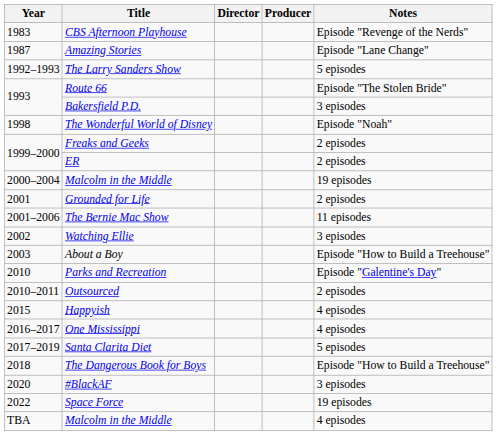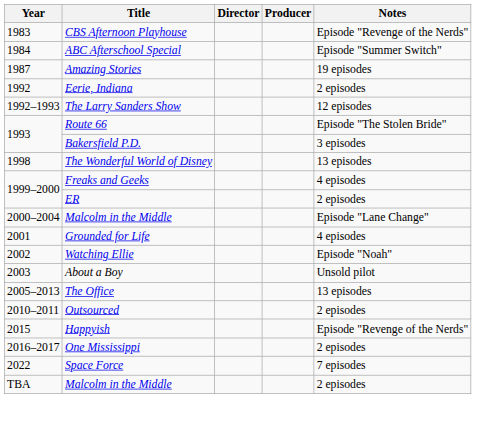+ row: (19, 50)
(373, 50) Episode "Lane Change" -> (344, 69) 19 episodes
+ row: (19, 87)
(341, 69) 5 episodes -> (344, 106) 12 episodes
(354, 124) Episode "Noah" -> (344, 161) 13 episodes
(341, 143) 2 episodes -> (341, 180) 4 episodes
(344, 180) 19 episodes -> (373, 217) Episode "Lane Change"
(341, 198) 2 episodes -> (341, 236) 4 episodes
- row: (33, 217)
(341, 236) 3 episodes -> (354, 254) Episode "Noah"
(403, 254) Episode "How to Build a Treehouse" -> (346, 273) Unsold pilot
+ row: (33, 291)
- row: (19, 273)
(341, 310) 4 episodes -> (392, 328) Episode "Revenge of the Nerds"
(341, 328) 4 episodes -> (341, 347) 2 episodes
- row: (33, 347)
- row: (19, 365)
- row: (19, 384)
(344, 402) 19 episodes -> (341, 365) 7 episodes
(341, 421) 4 episodes -> (341, 384) 2 episodes
